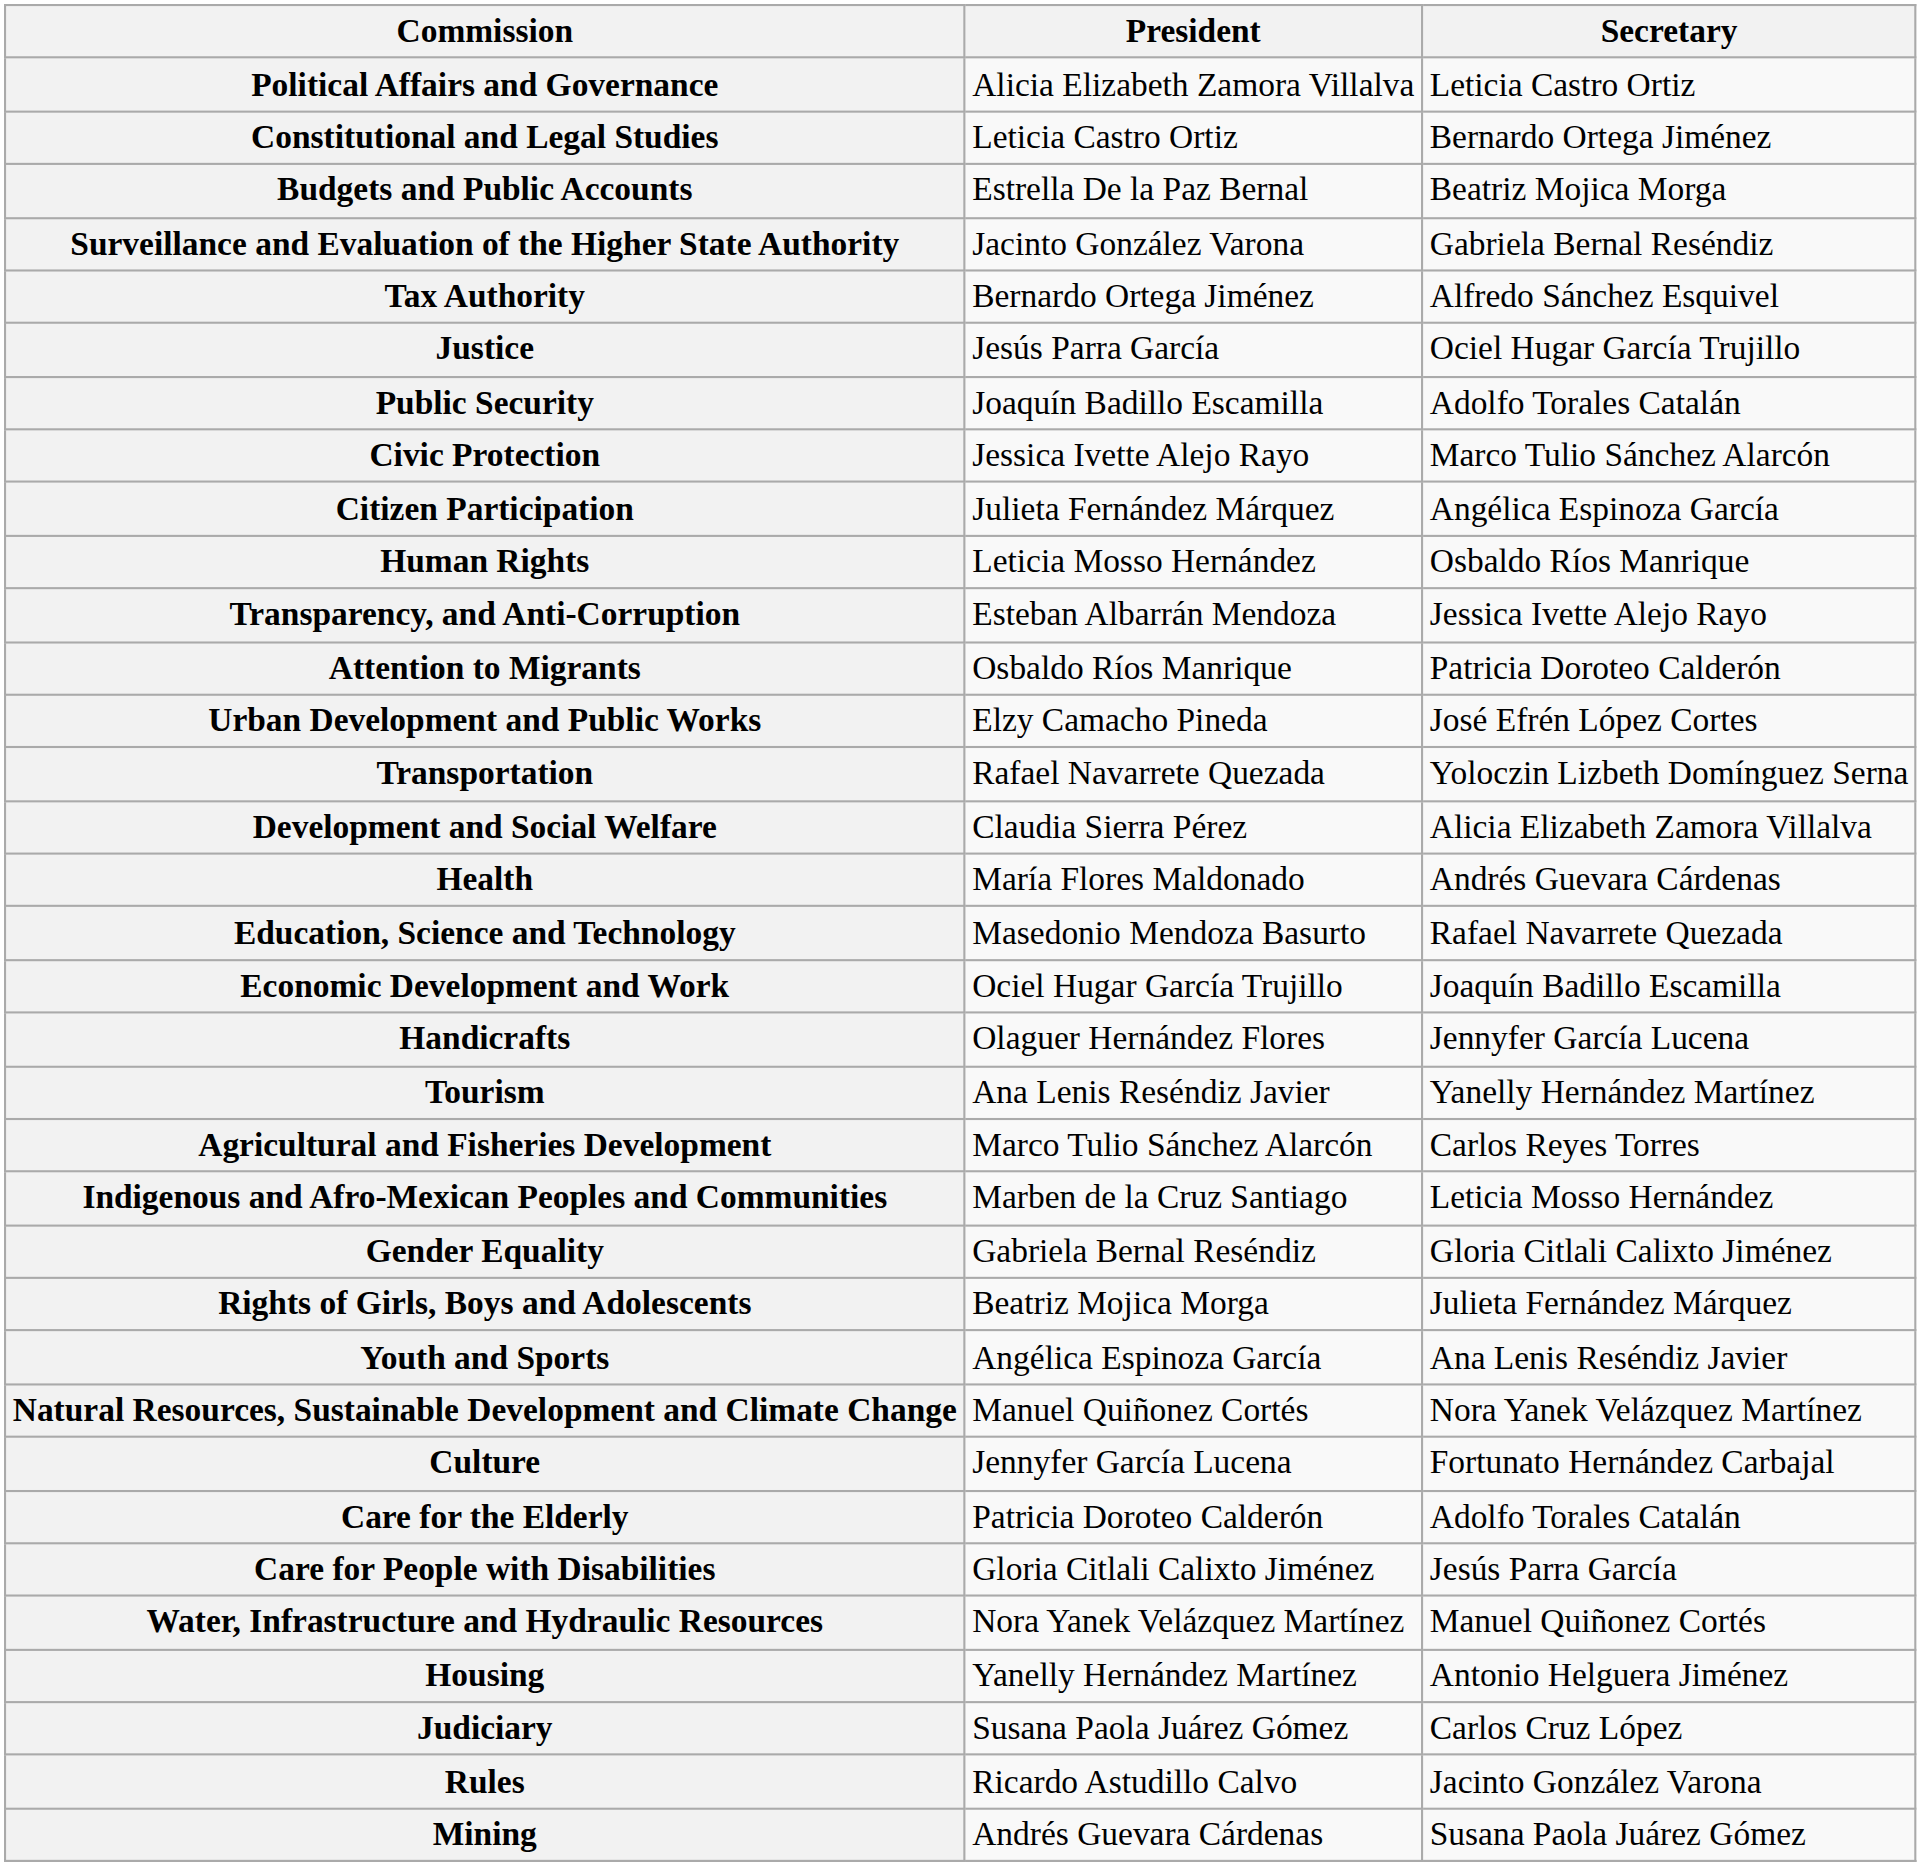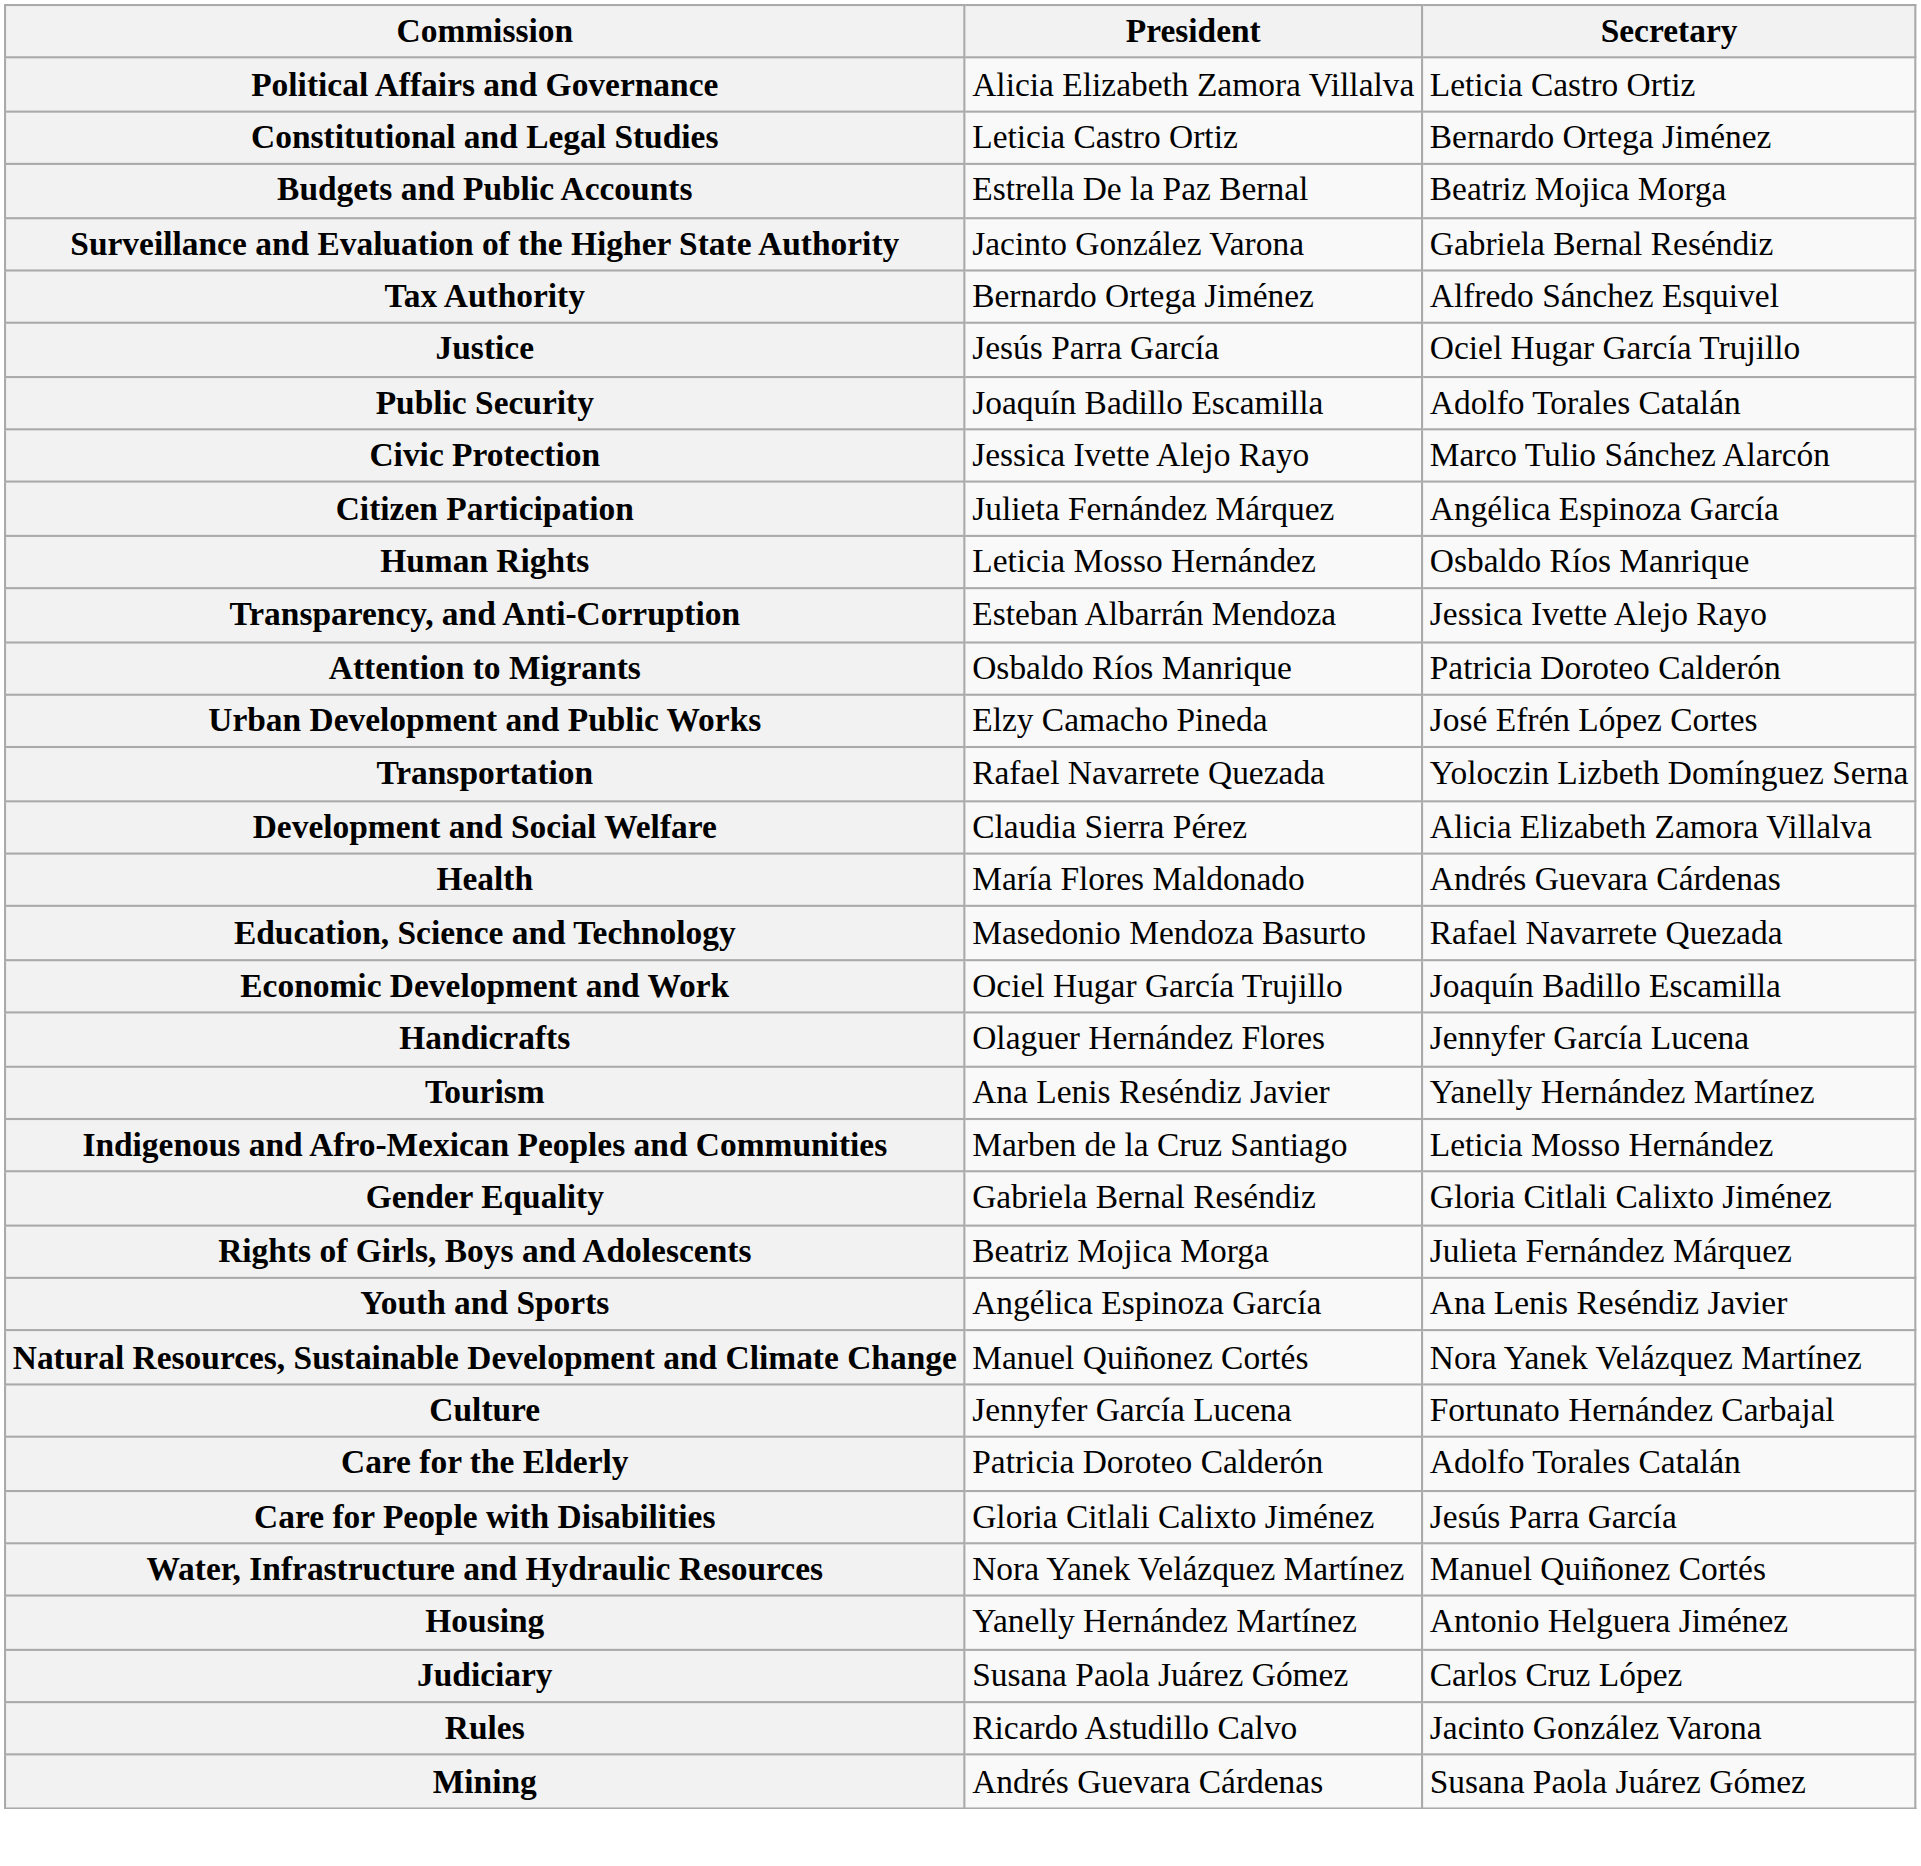- row: (485, 1144)
